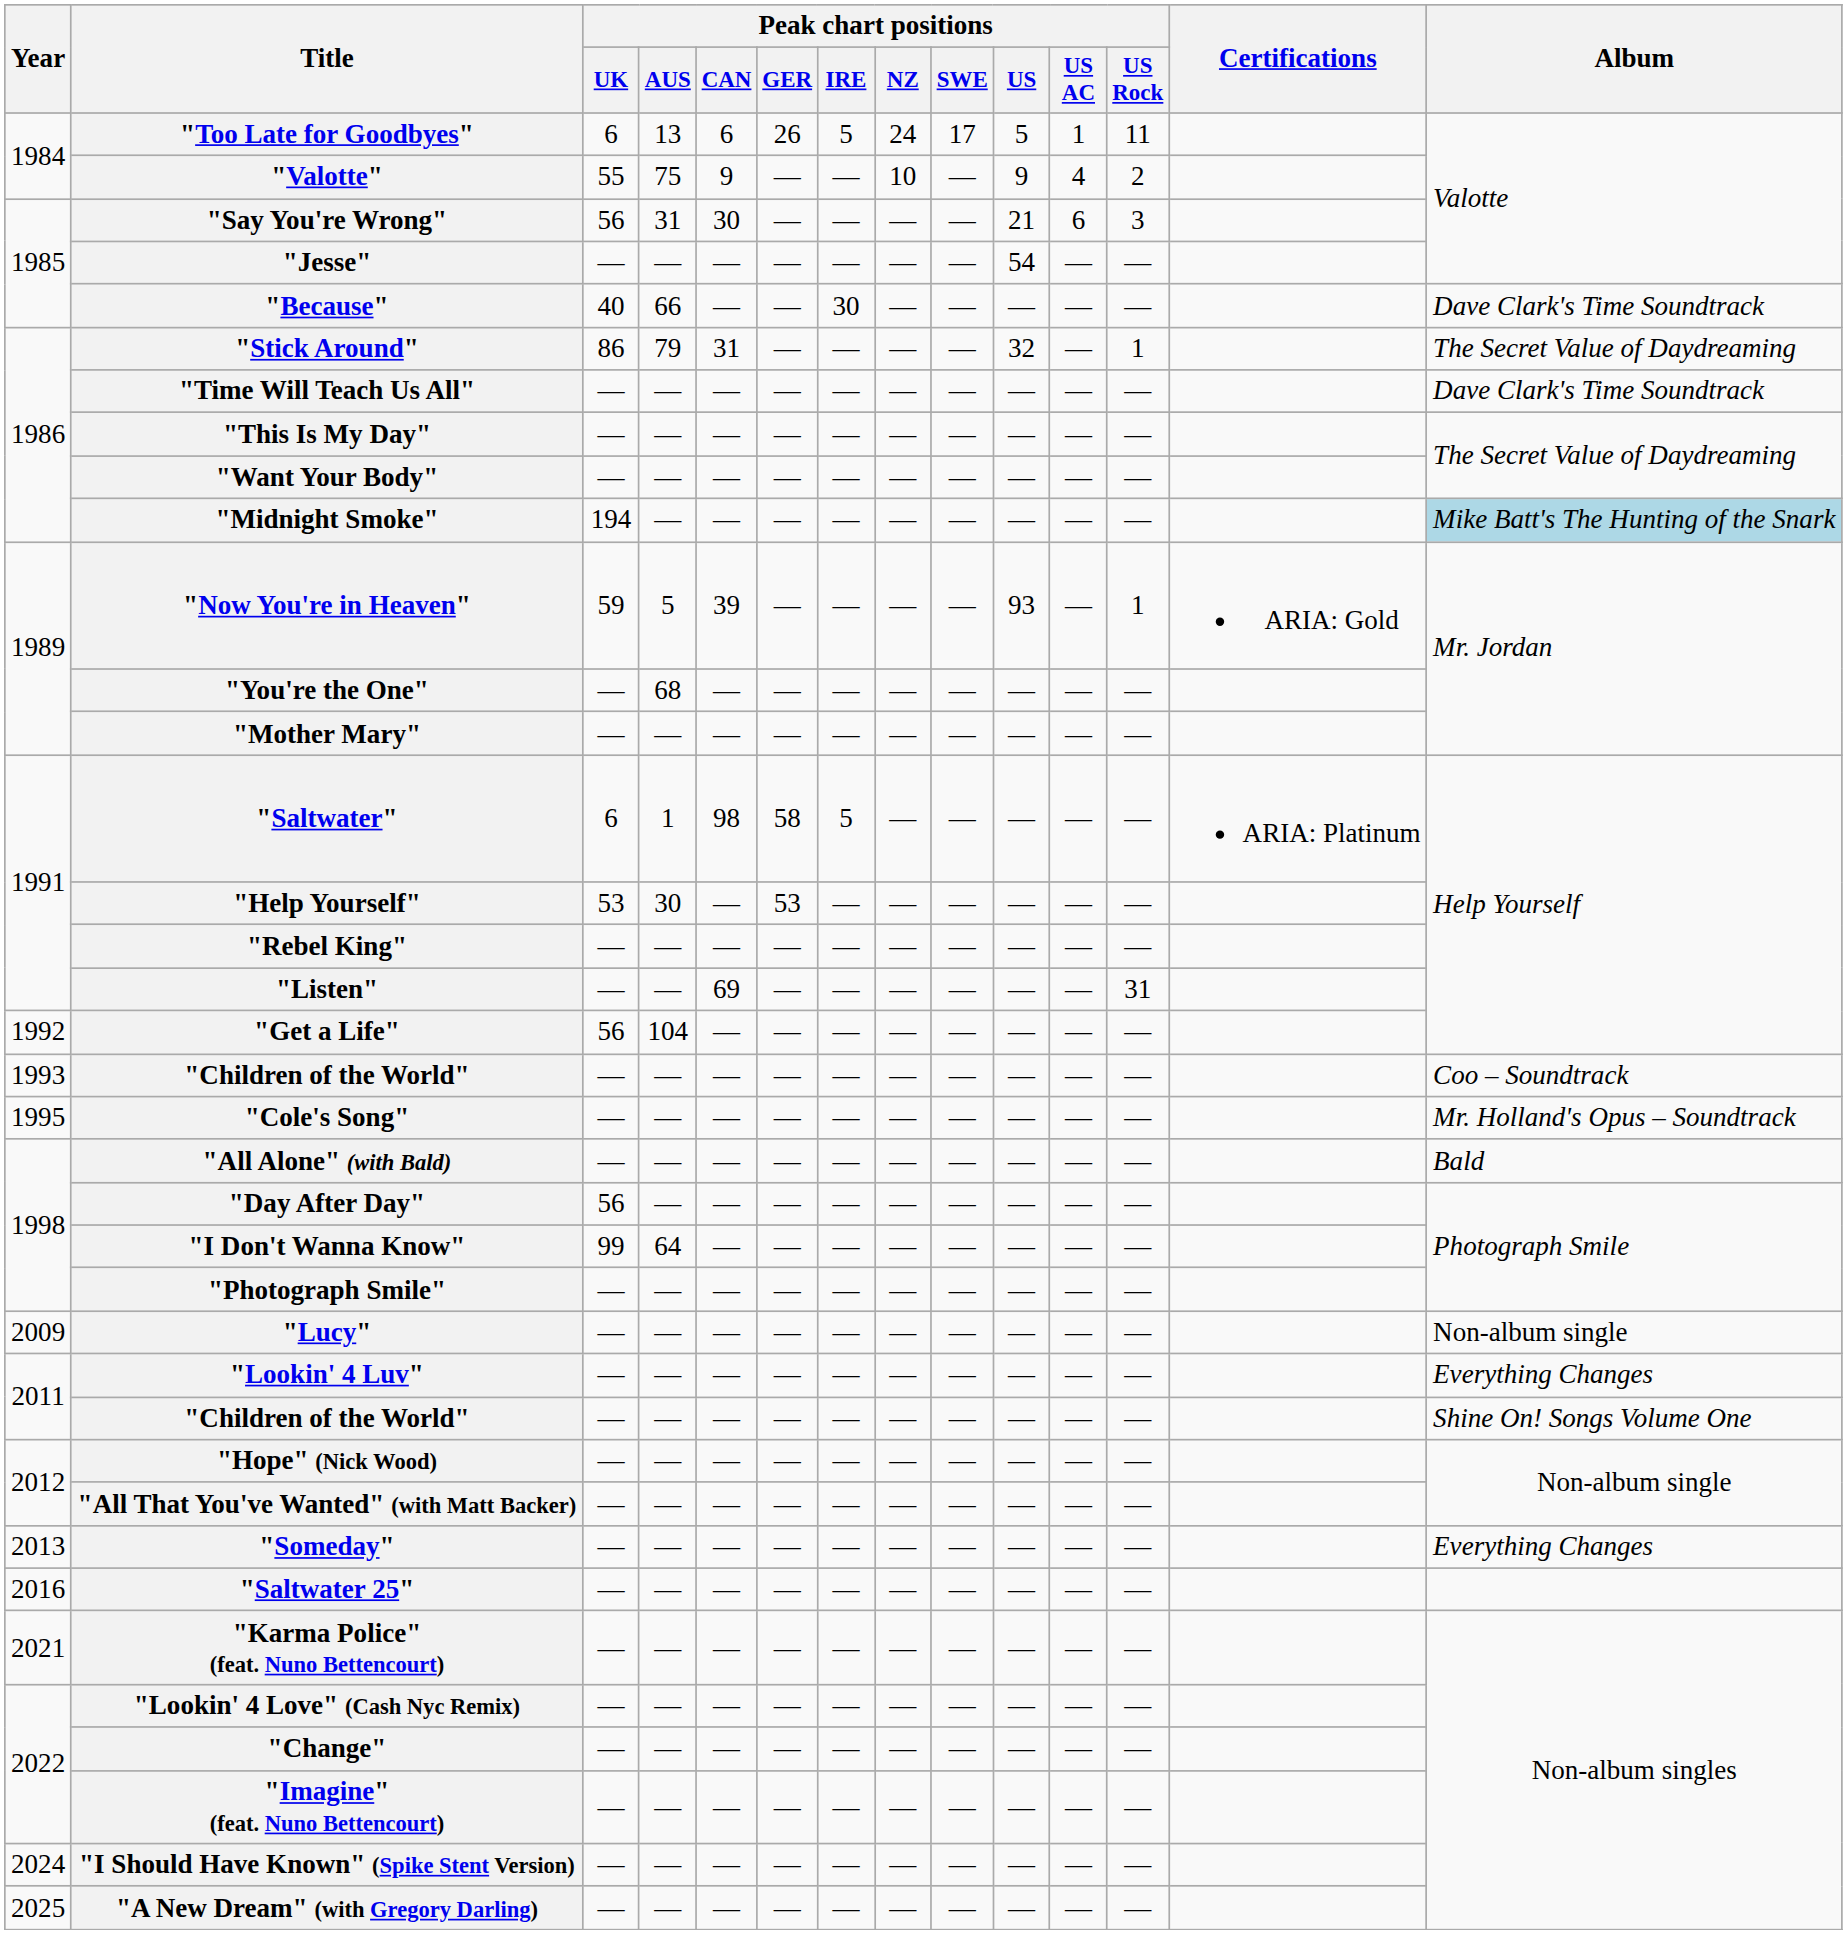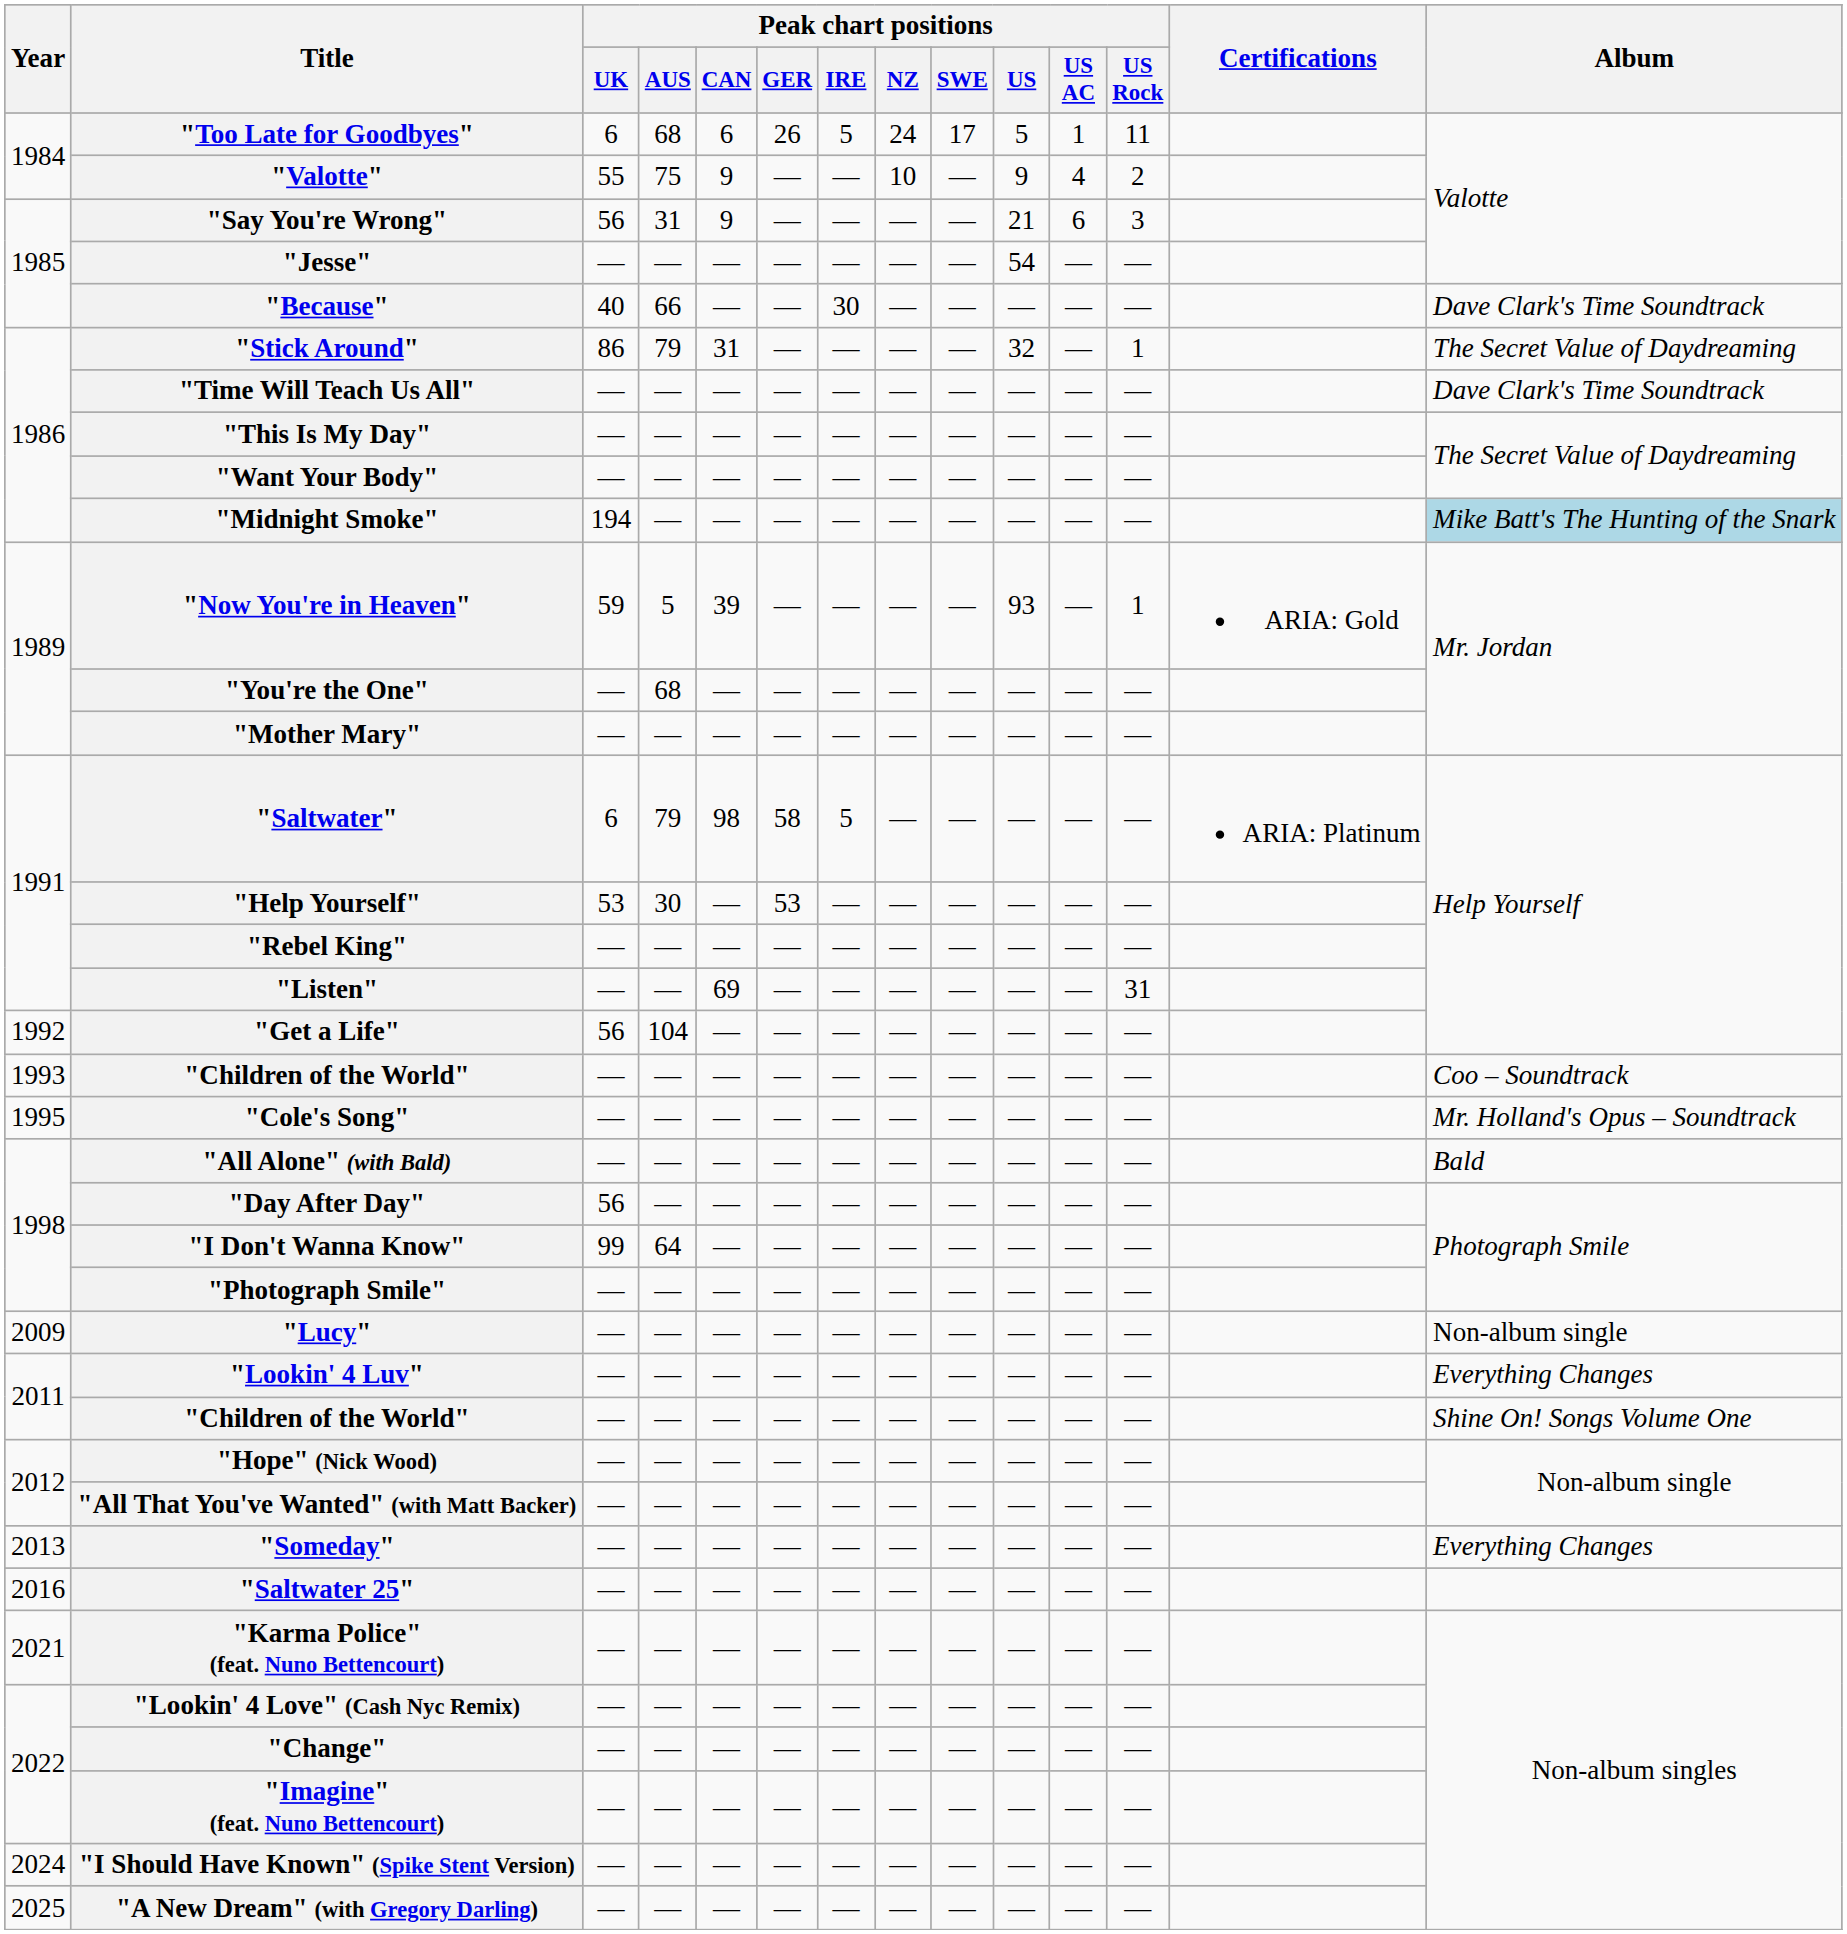(668, 133) 13 -> (668, 133) 68
(727, 219) 30 -> (727, 219) 9
(668, 818) 1 -> (668, 818) 79
